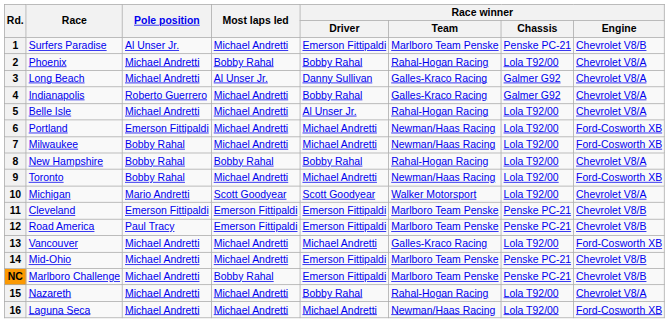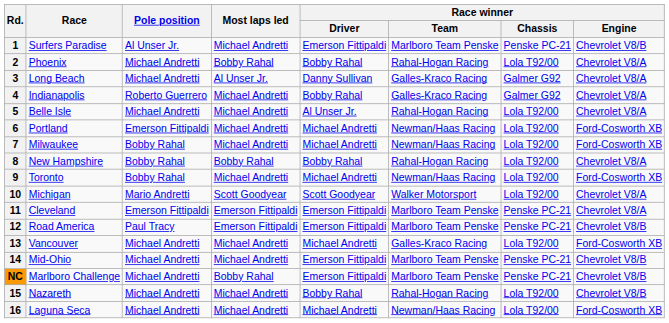(611, 210) Chevrolet V8/B -> (611, 210) Chevrolet V8/A
(611, 293) Chevrolet V8/A -> (611, 293) Chevrolet V8/B
